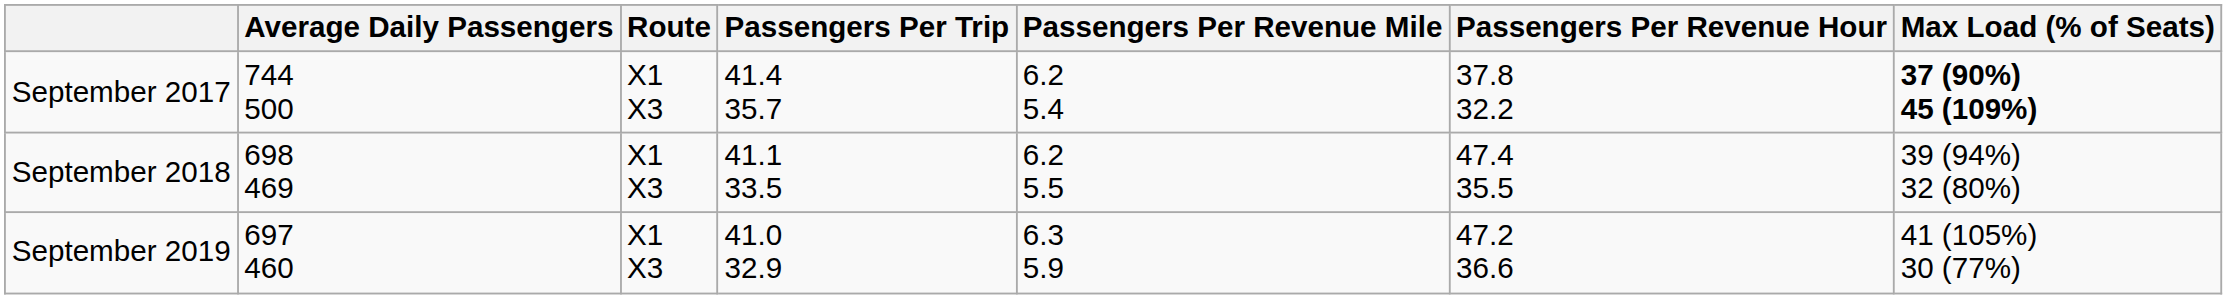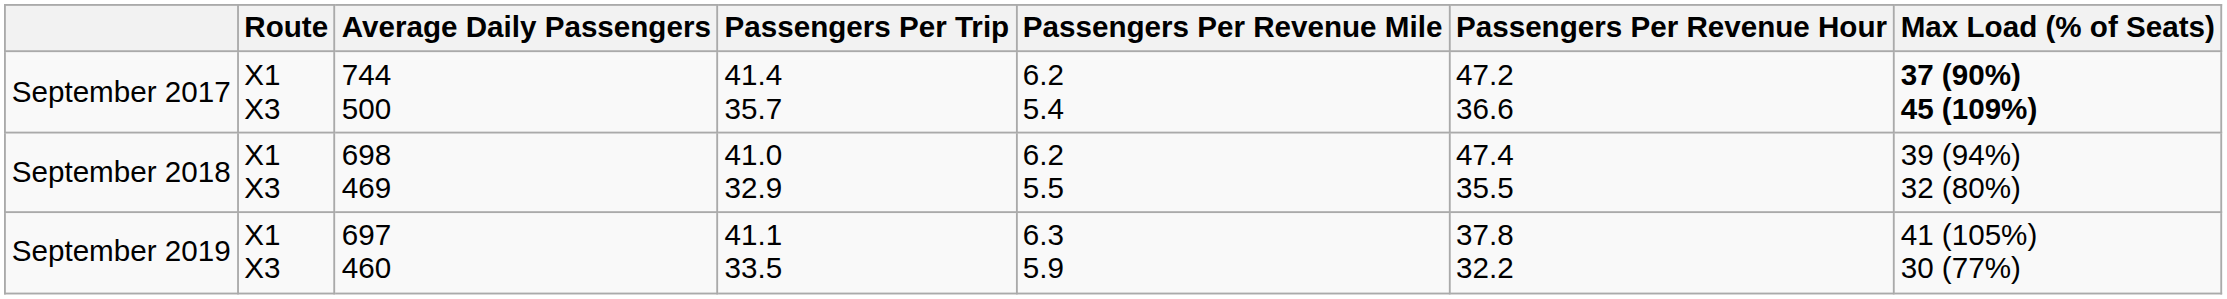columns swapped: (669, 27) <-> (429, 27)
(1485, 91) 37.8 32.2 -> (1485, 91) 47.2 36.6
(753, 171) 41.1 33.5 -> (753, 171) 41.0 32.9
(753, 252) 41.0 32.9 -> (753, 252) 41.1 33.5
(1485, 252) 47.2 36.6 -> (1485, 252) 37.8 32.2
